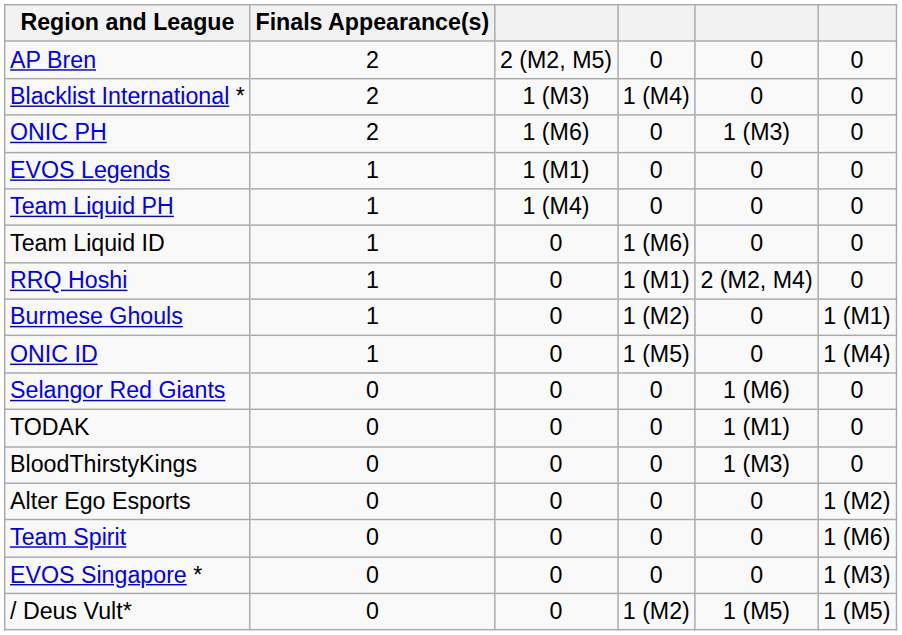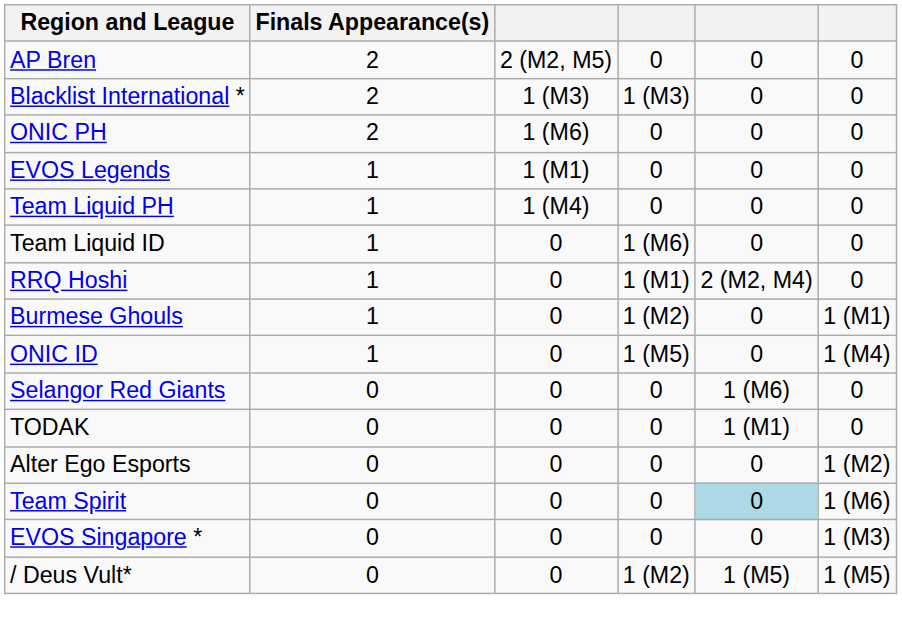(656, 96) 1 (M4) -> (656, 96) 1 (M3)
(757, 133) 1 (M3) -> (757, 133) 0
- row: (104, 464)
(757, 538) no background -> (757, 501) lightblue background
